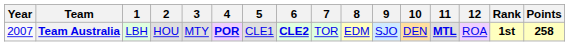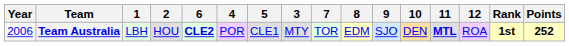columns swapped: (197, 13) <-> (294, 13)
(20, 31) 2007 -> (20, 31) 2006
(227, 31) bold -> (232, 31) normal
(544, 31) 258 -> (544, 31) 252
